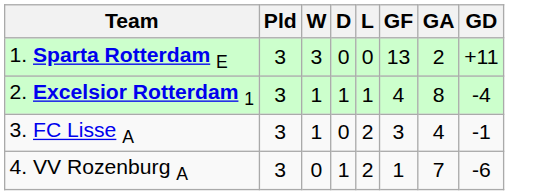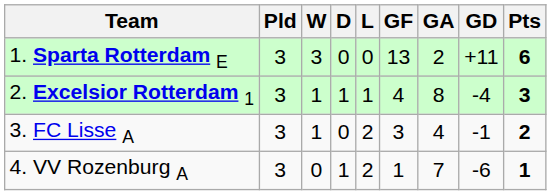+ column: (525, 21)
